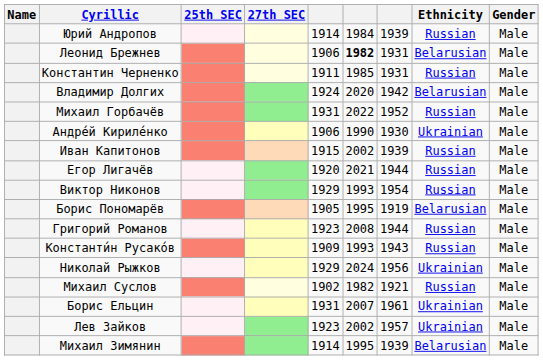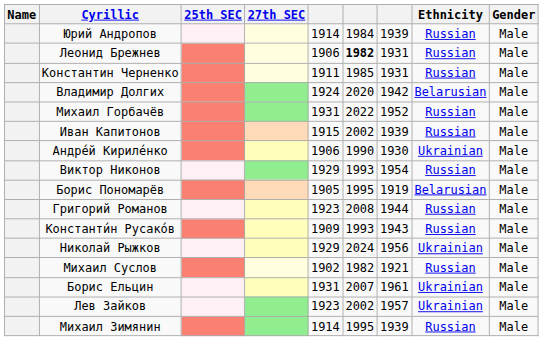(450, 53) Belarusian -> (450, 53) Russian
rows swapped: (110, 151) <-> (110, 131)
- row: (110, 170)
(450, 346) Belarusian -> (450, 326) Russian
